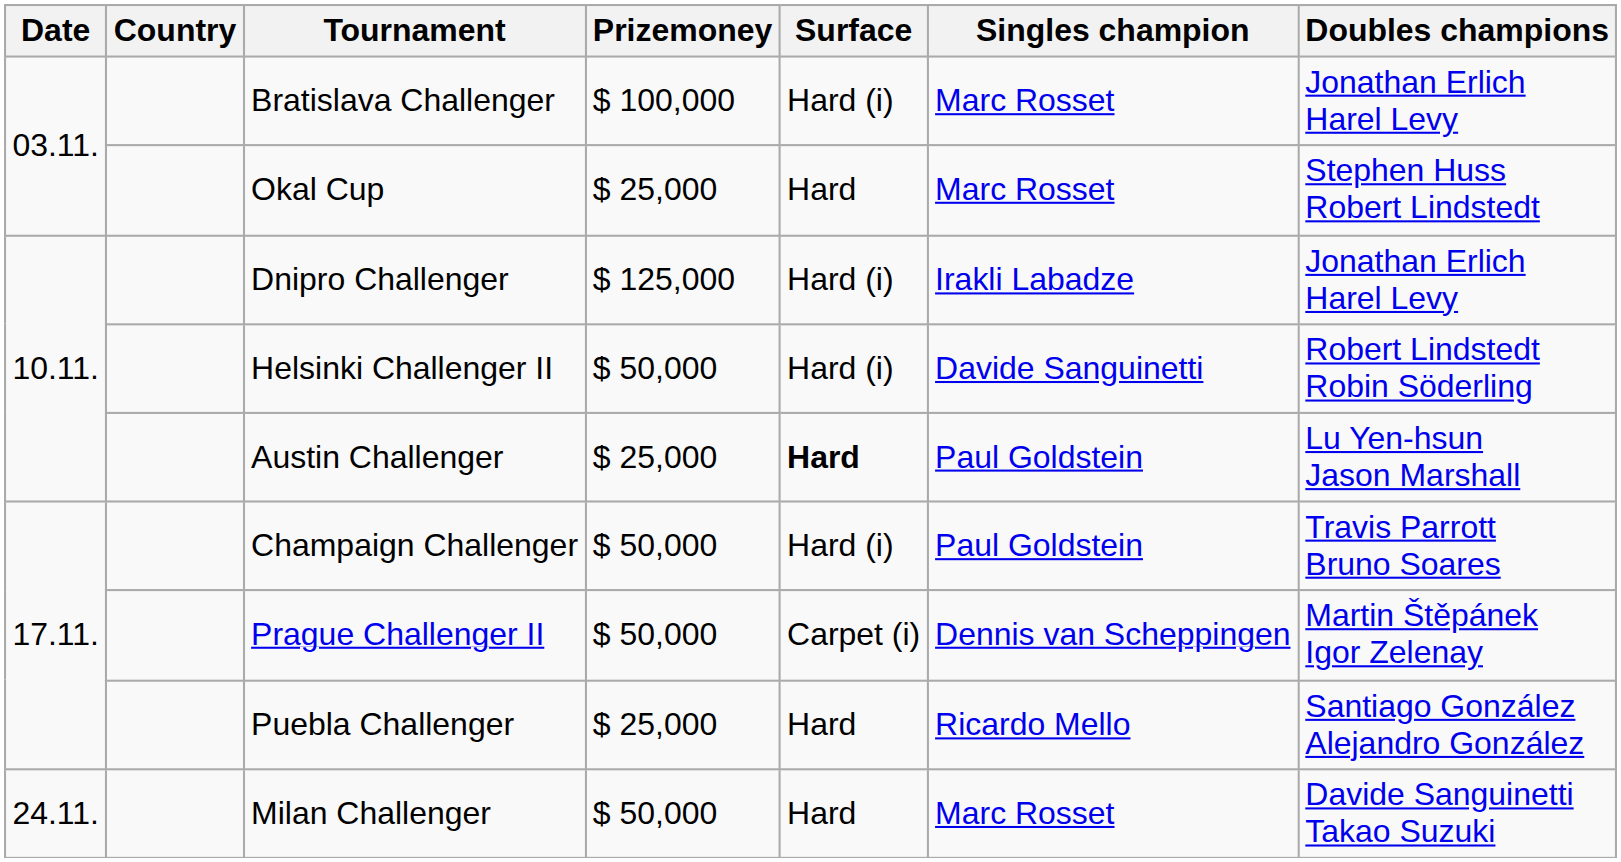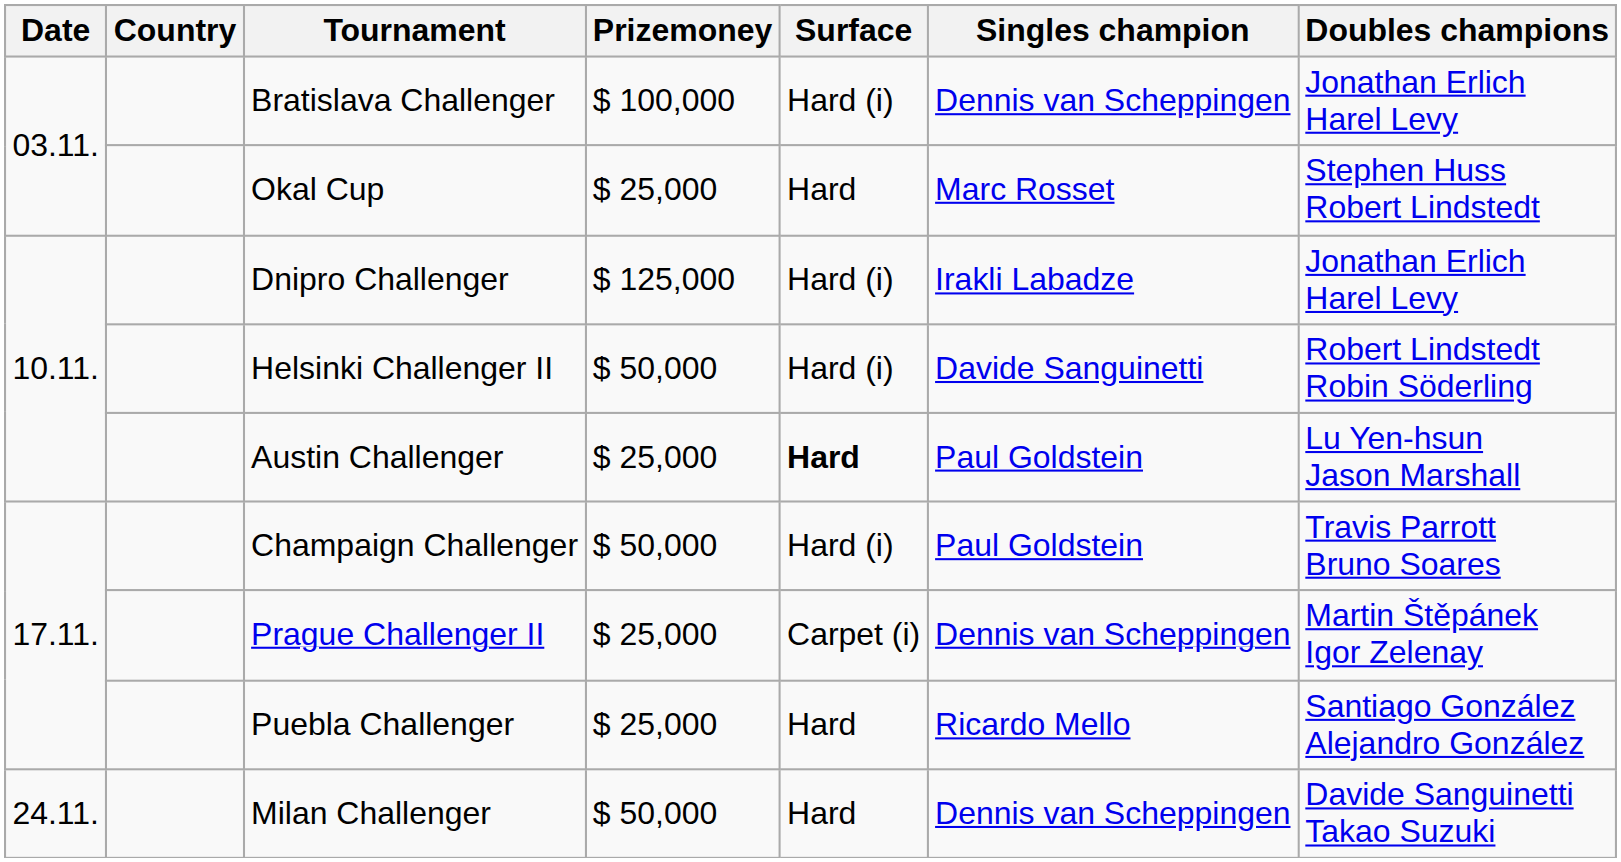(1025, 100) Marc Rosset -> (1113, 100) Dennis van Scheppingen
(655, 634) $ 50,000 -> (655, 634) $ 25,000
(1025, 812) Marc Rosset -> (1113, 812) Dennis van Scheppingen
